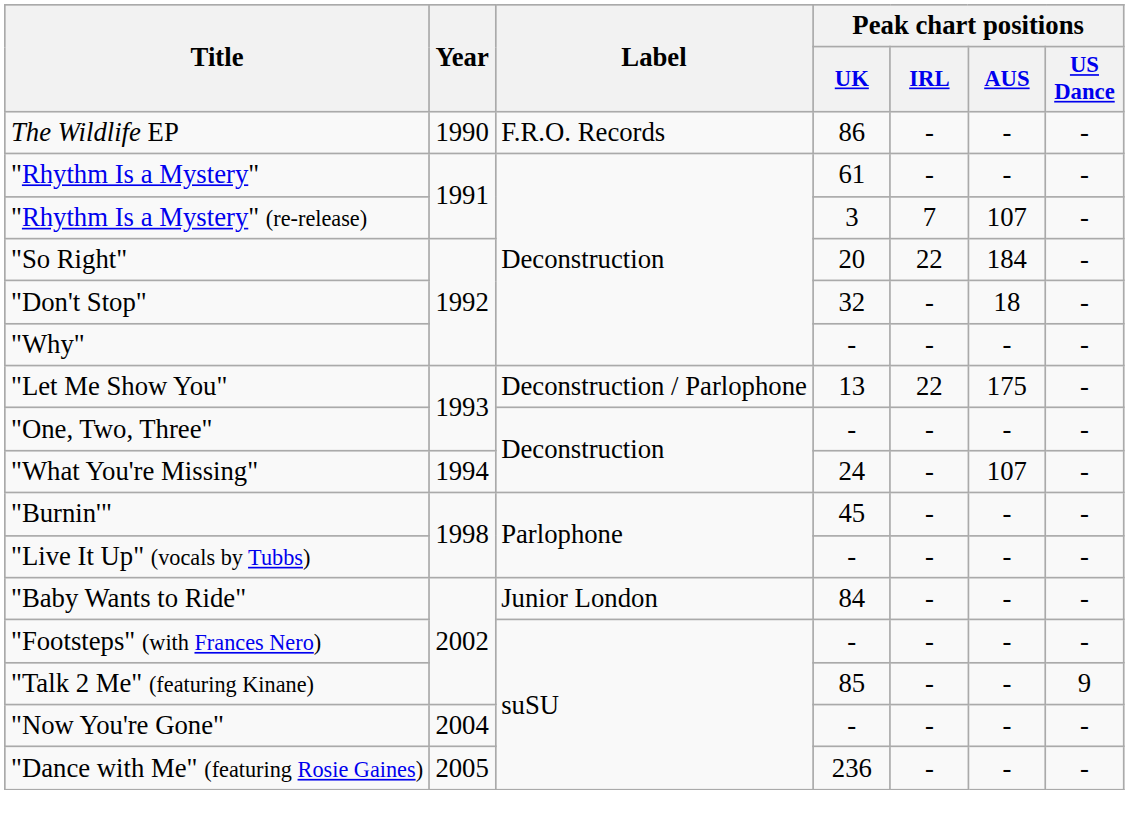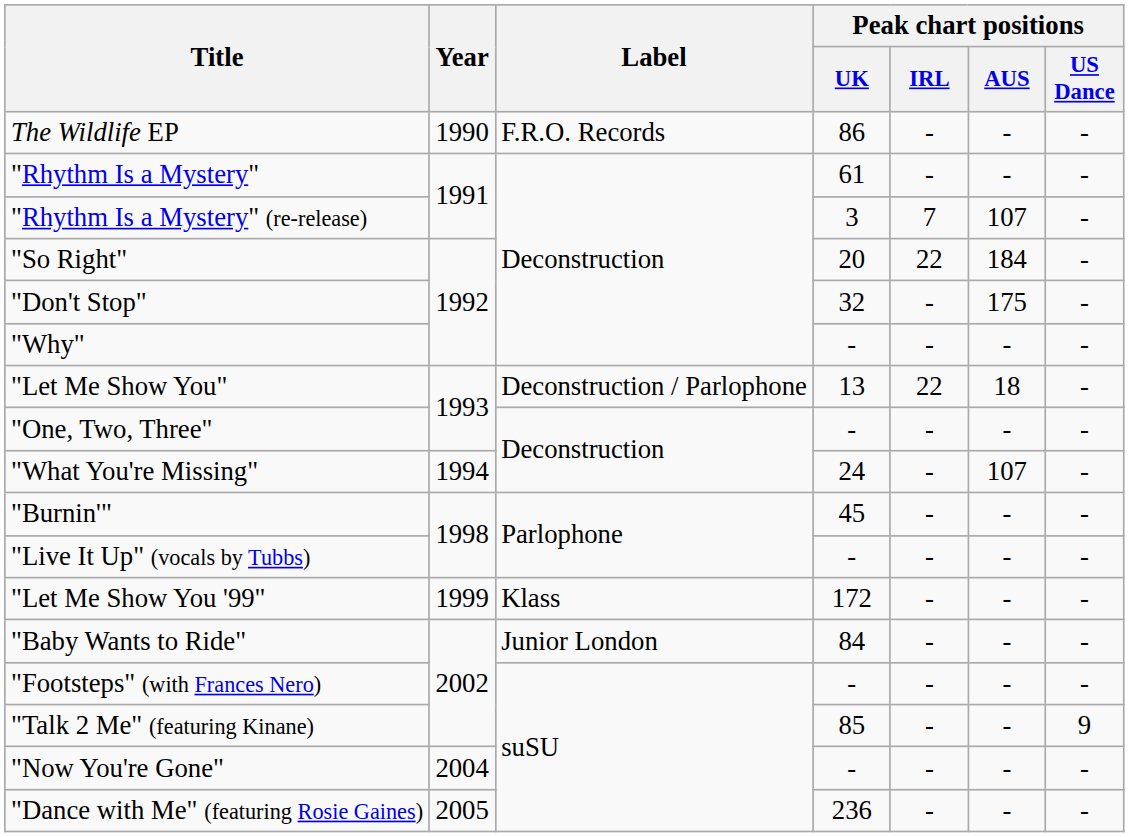(1007, 301) 18 -> (1007, 301) 175
(1007, 386) 175 -> (1007, 386) 18
+ row: (138, 598)
